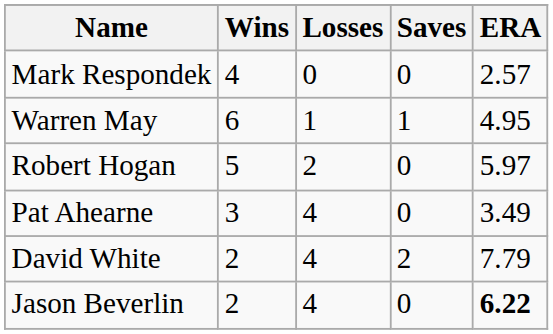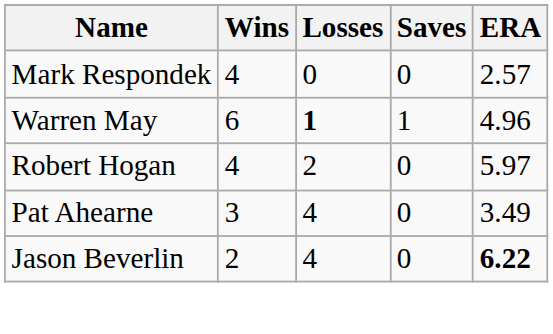(310, 119) normal -> (310, 119) bold
(505, 119) 4.95 -> (505, 119) 4.96
(232, 166) 5 -> (232, 166) 4
- row: (86, 258)
